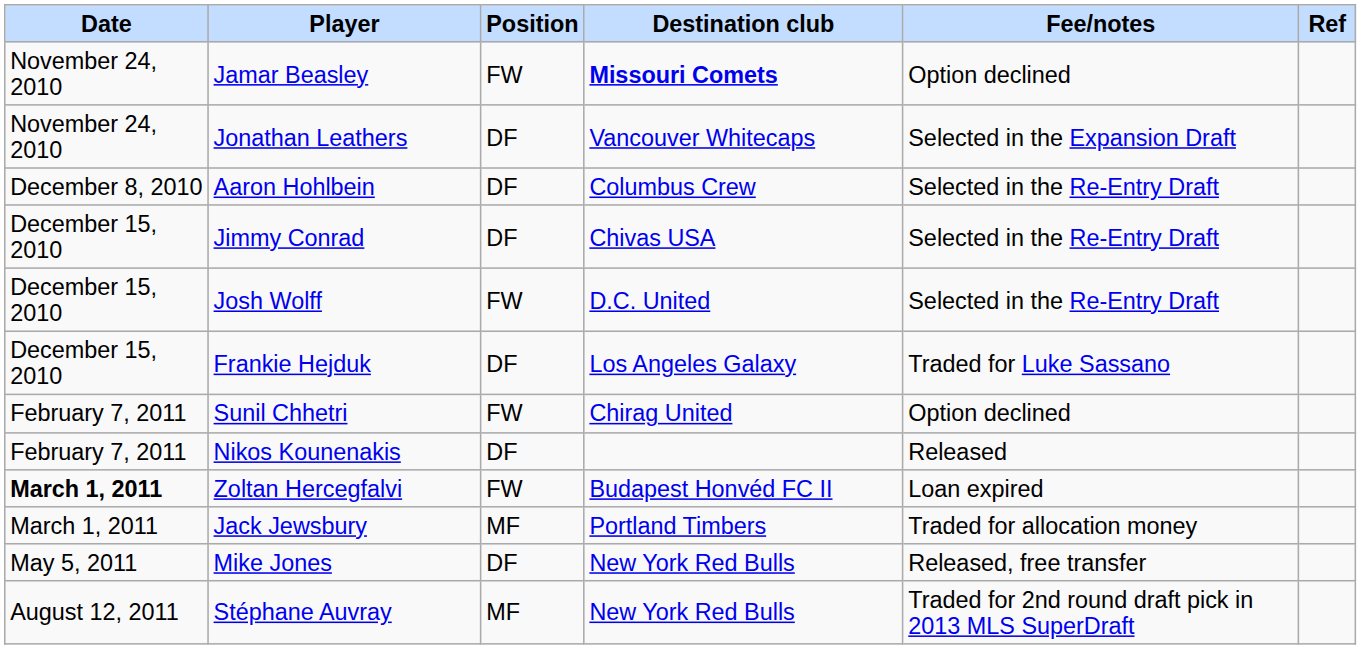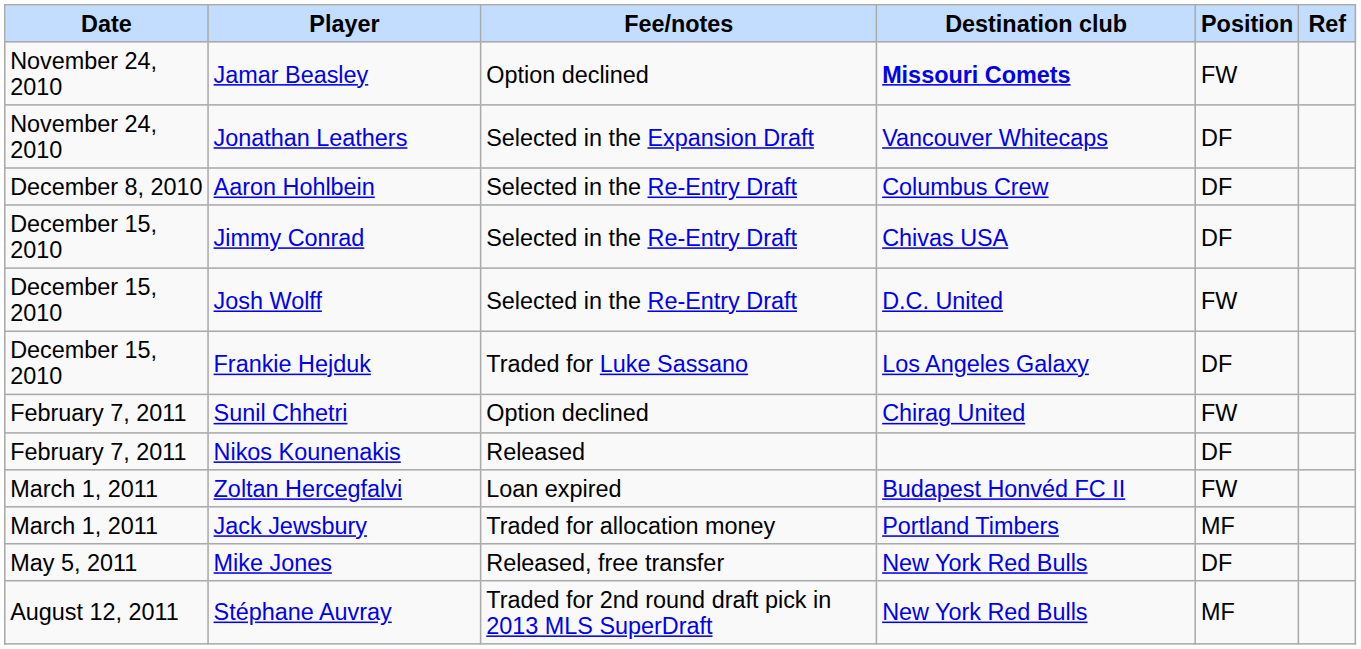columns swapped: (532, 23) <-> (1101, 23)
(86, 488) bold -> (84, 488) normal
